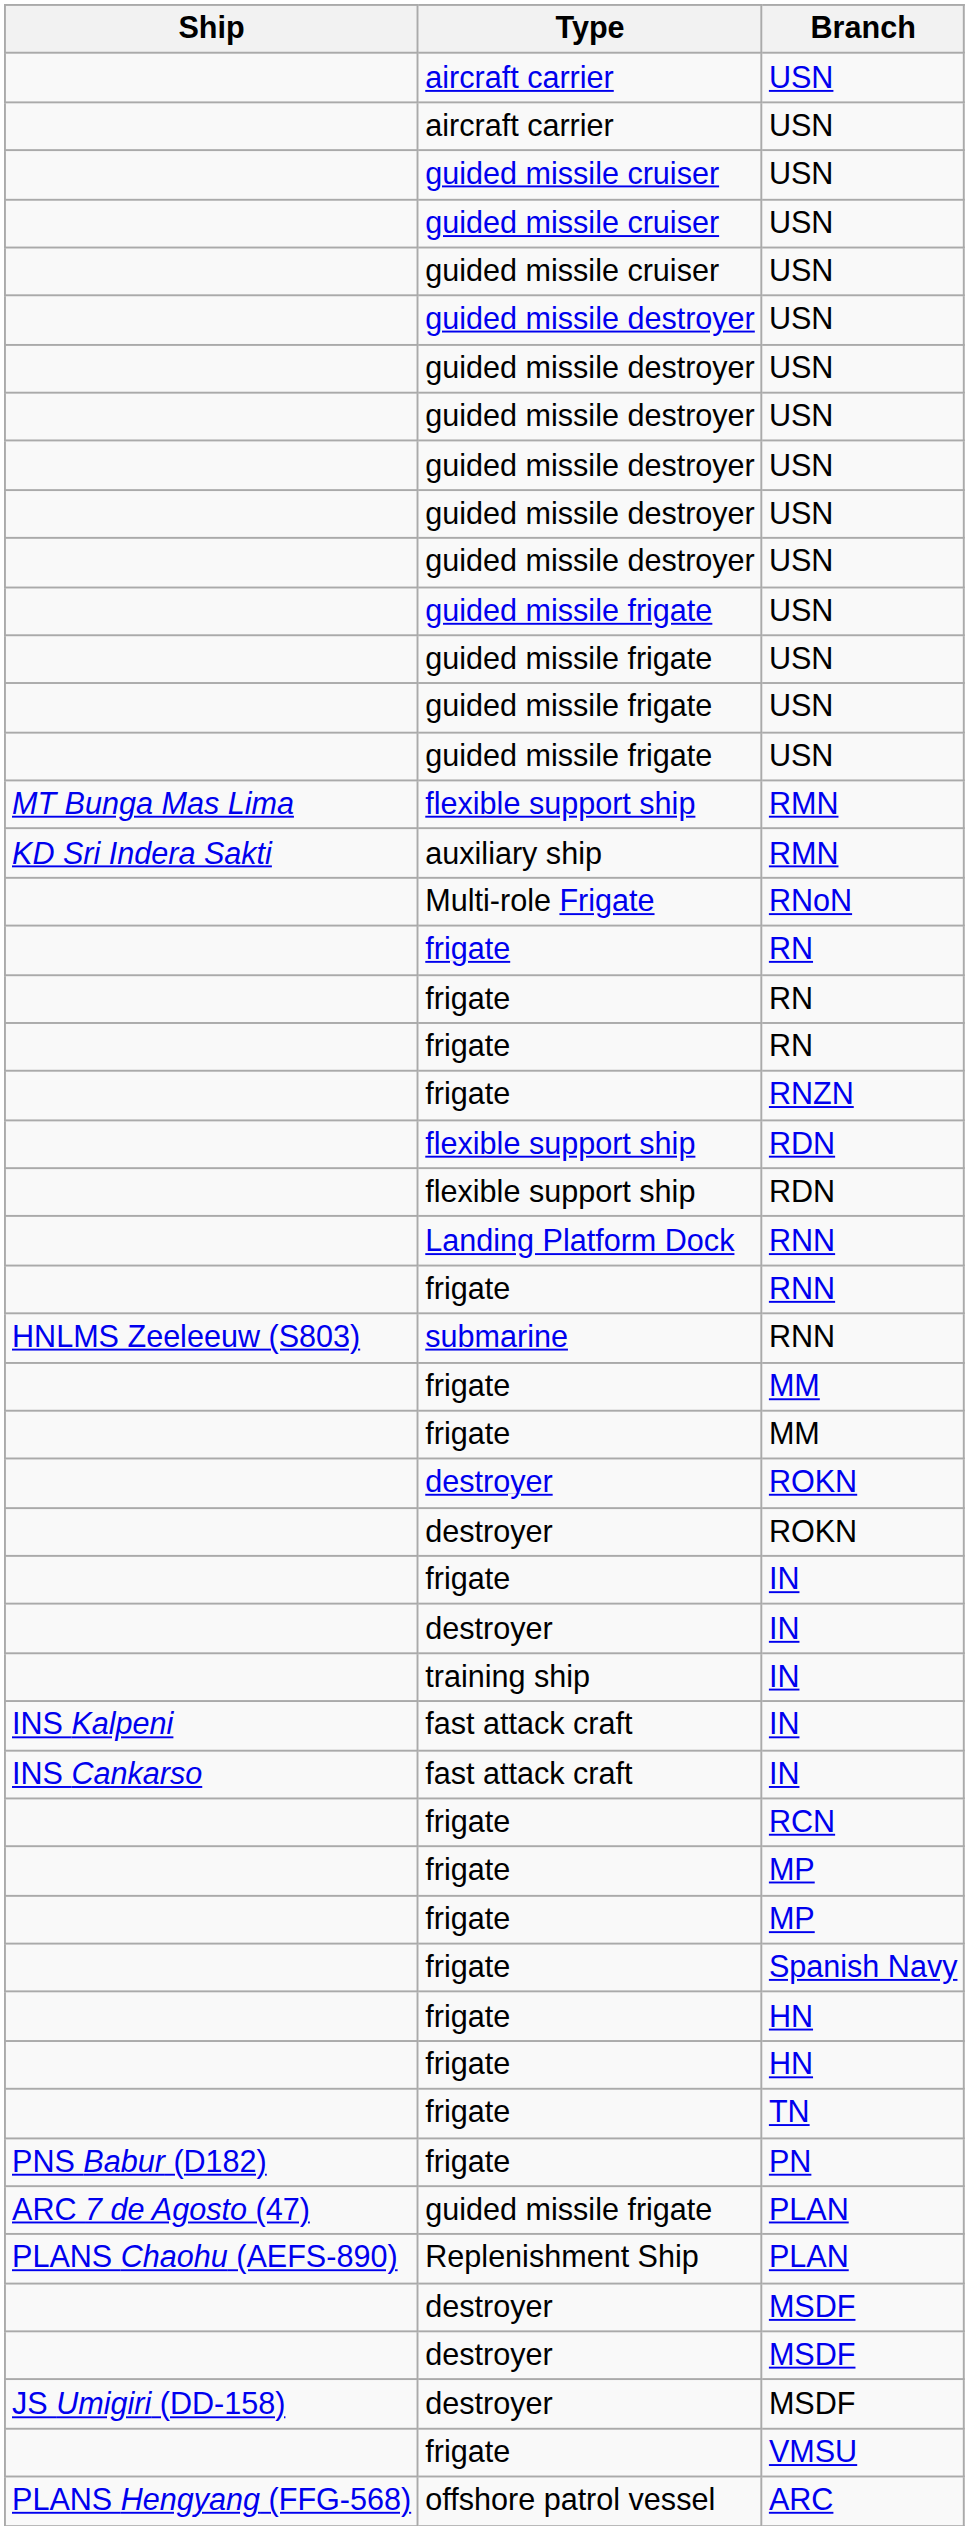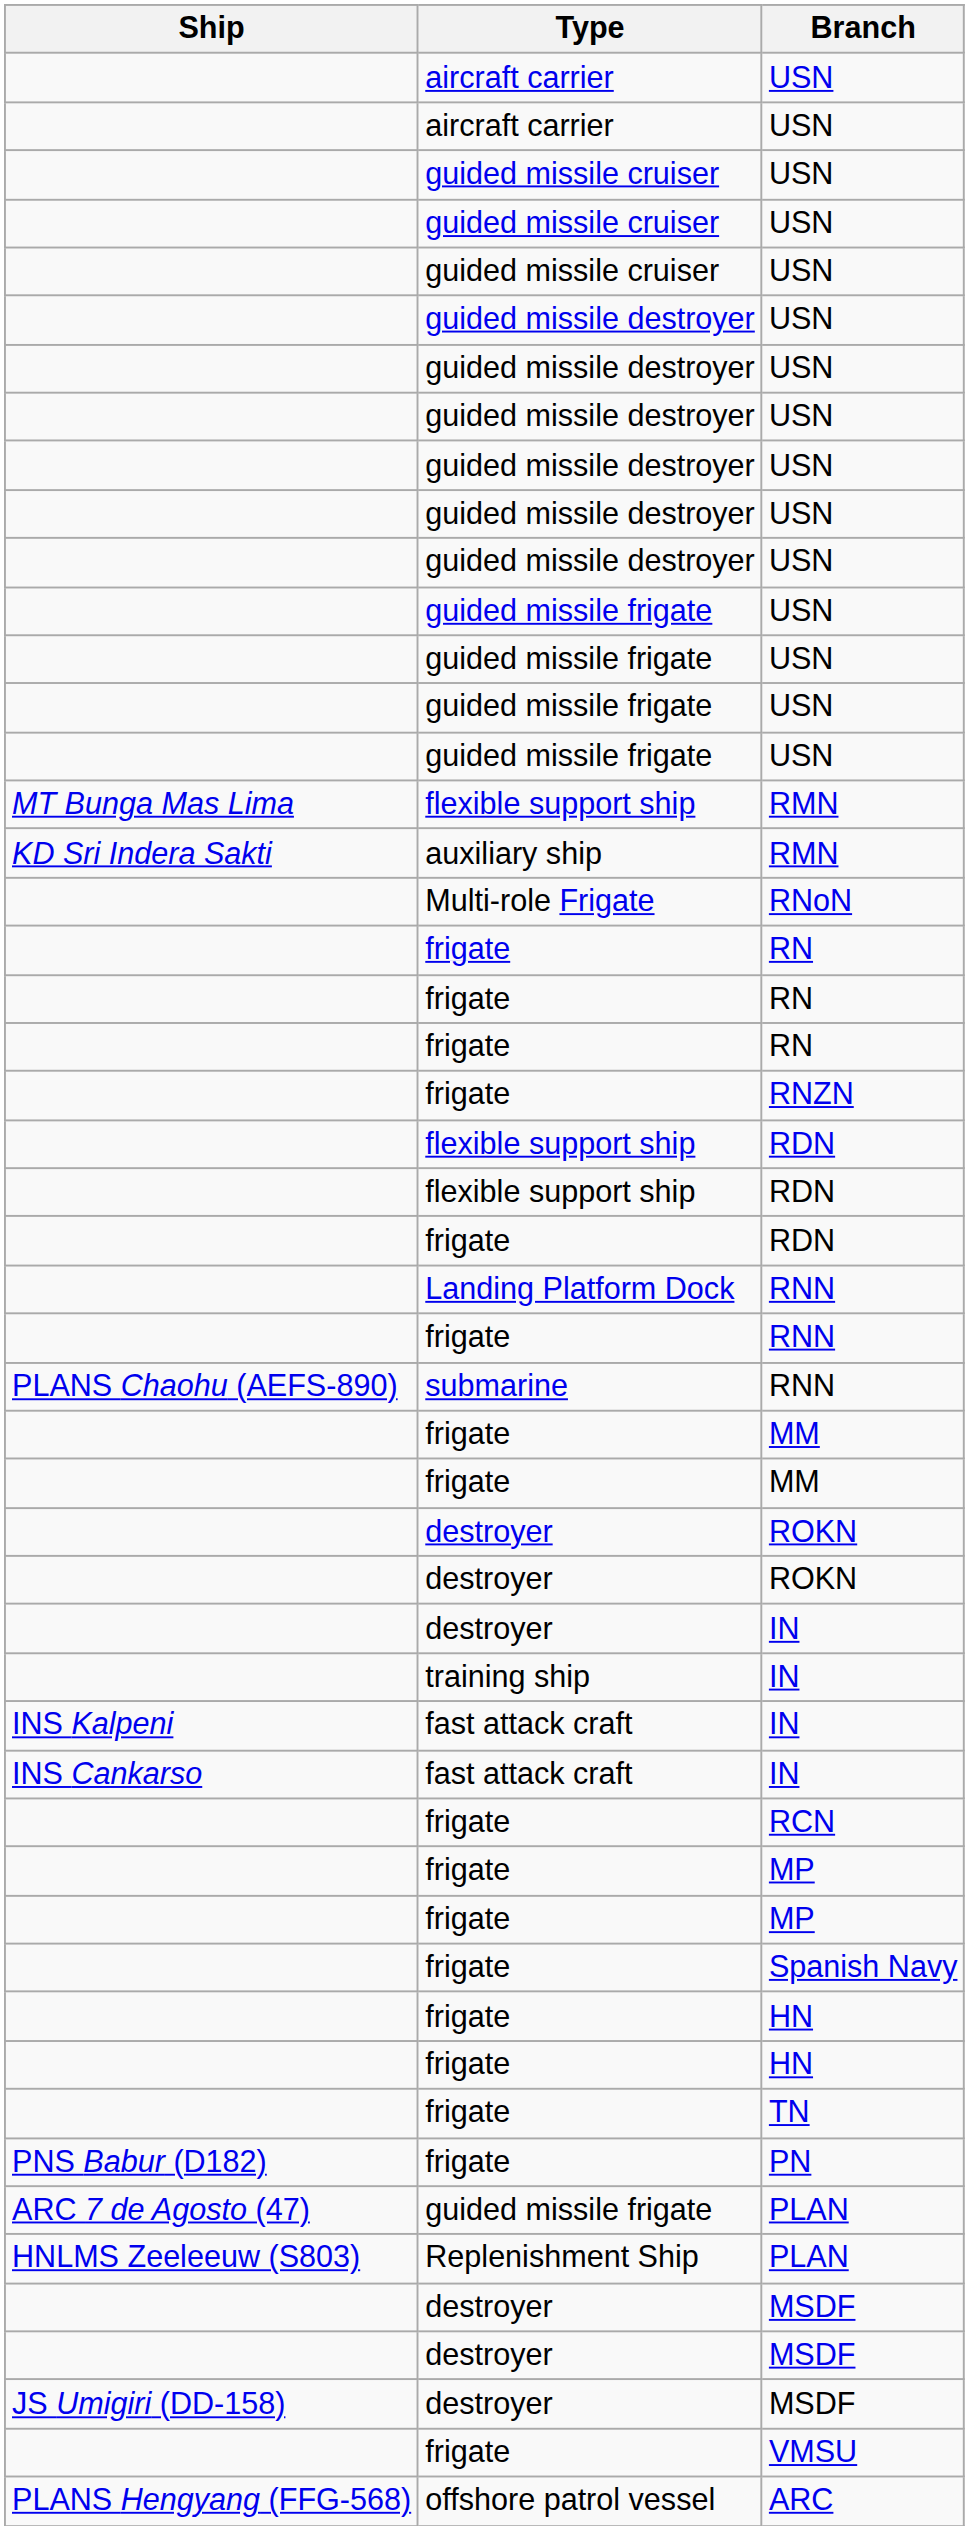+ row: (468, 1240)
(186, 1337) HNLMS Zeeleeuw (S803) -> (205, 1385) PLANS Chaohu (AEFS-890)
- row: (468, 1579)
(205, 2258) PLANS Chaohu (AEFS-890) -> (186, 2258) HNLMS Zeeleeuw (S803)
